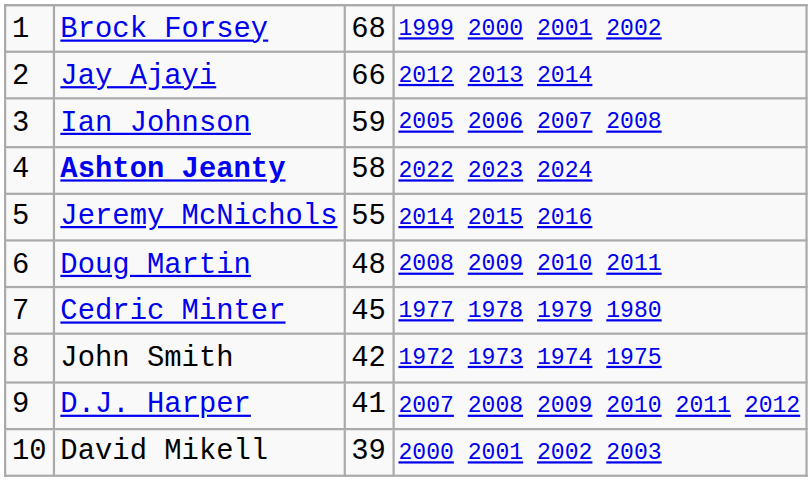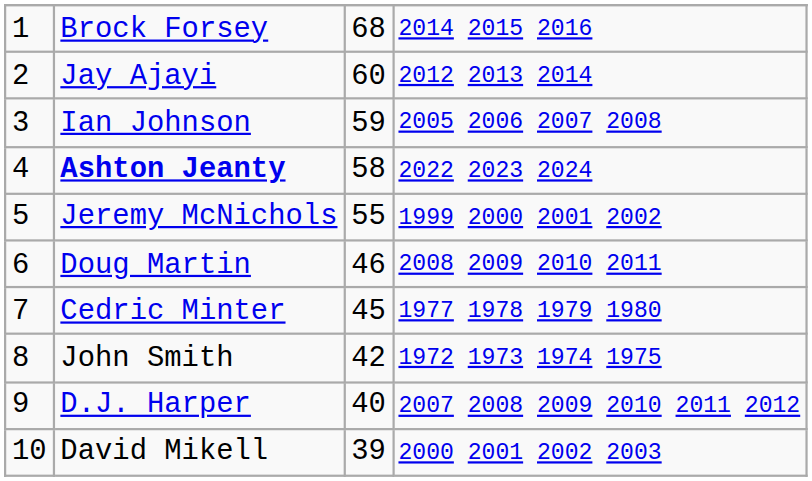(530, 29) 1999 2000 2001 2002 -> (495, 29) 2014 2015 2016
(369, 76) 66 -> (369, 76) 60
(495, 217) 2014 2015 2016 -> (530, 217) 1999 2000 2001 2002
(369, 264) 48 -> (369, 264) 46
(369, 405) 41 -> (369, 405) 40
